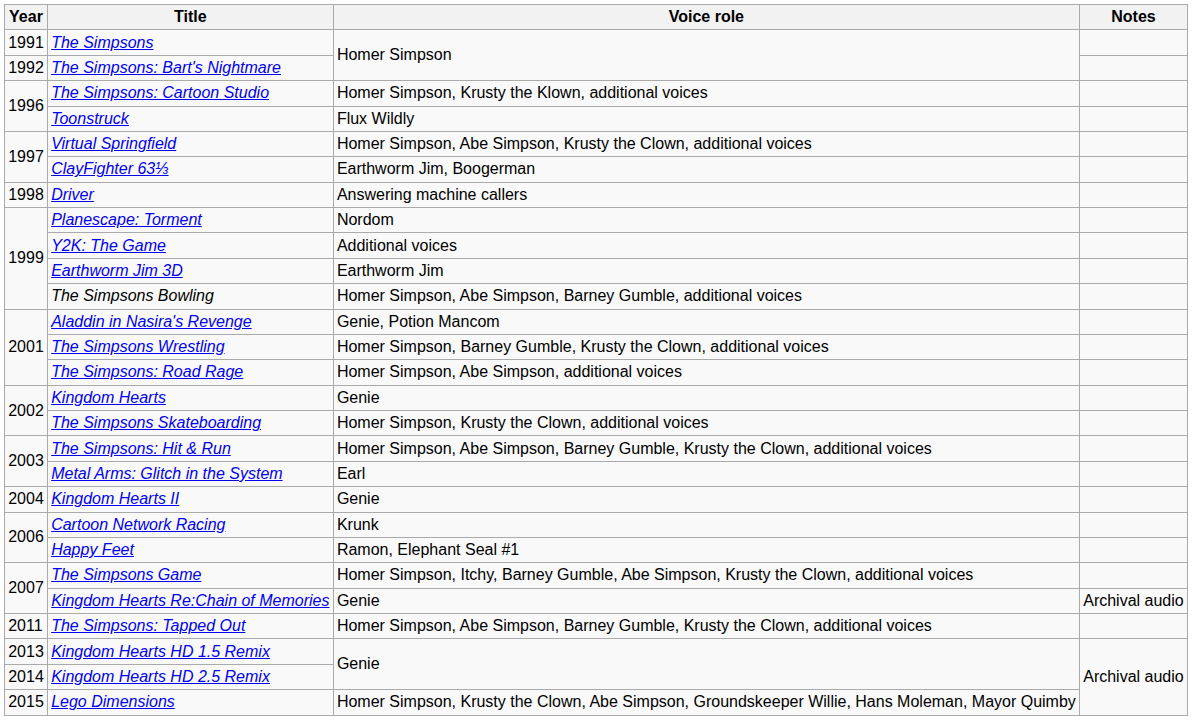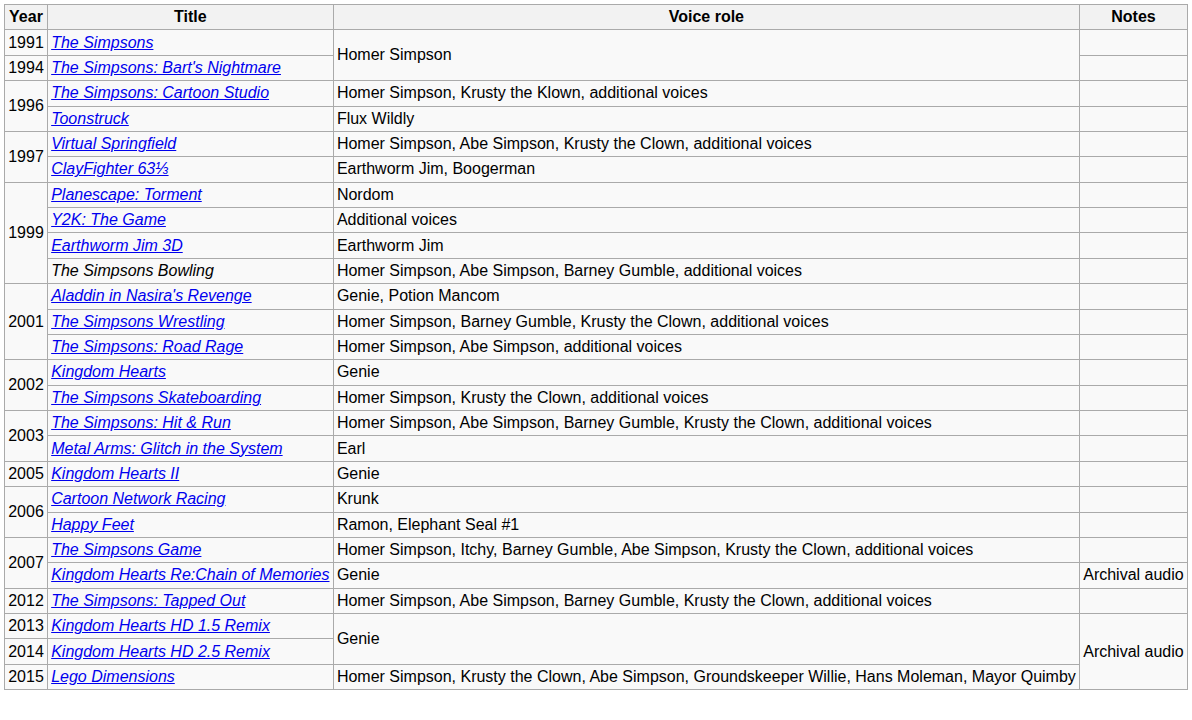(26, 67) 1992 -> (26, 67) 1994
- row: (72, 194)
(26, 499) 2004 -> (26, 473) 2005
(25, 626) 2011 -> (26, 600) 2012
